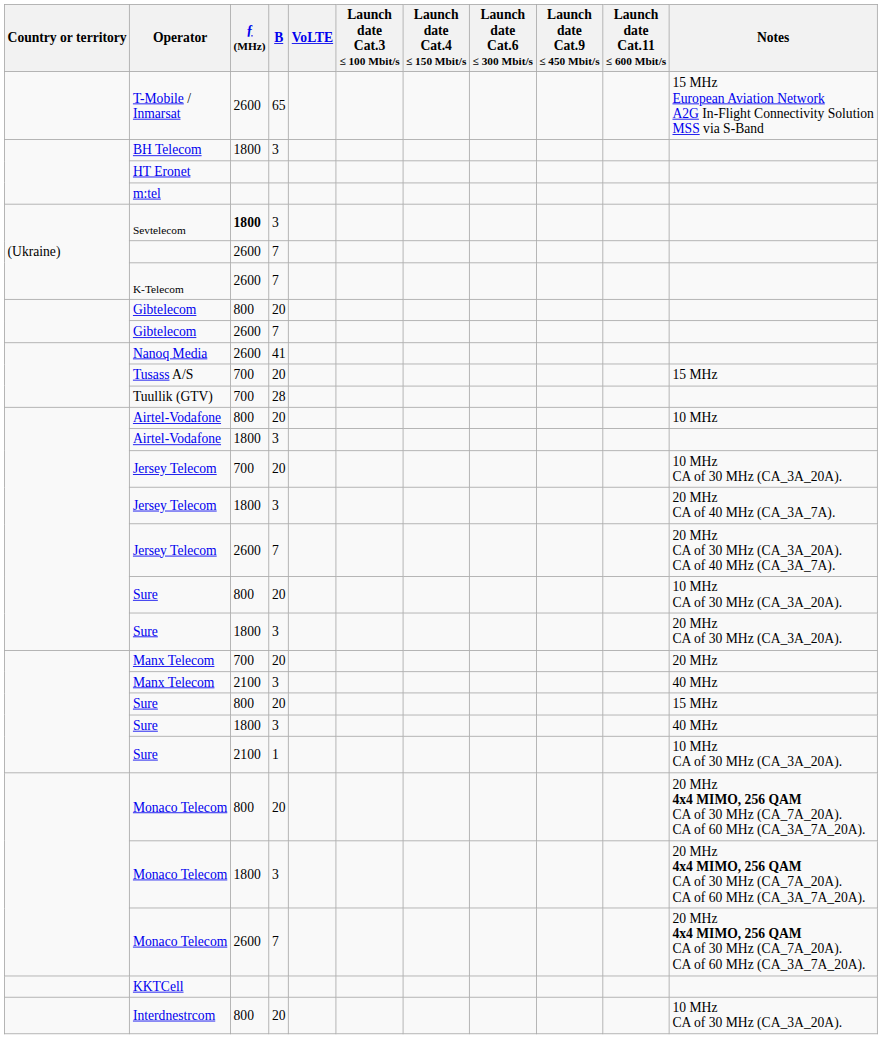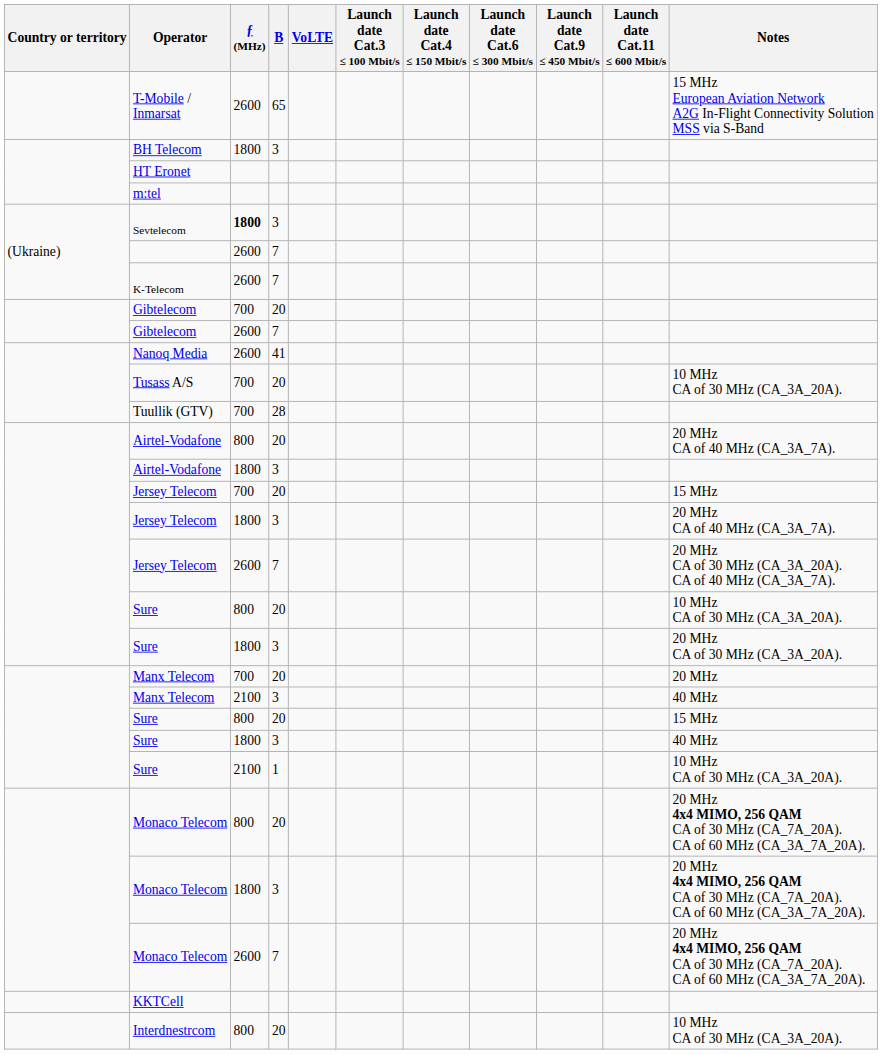(244, 310) 800 -> (244, 310) 700
(695, 374) 15 MHz -> (757, 382) 10 MHz CA of 30 MHz (CA_3A_20A).
(695, 418) 10 MHz -> (754, 441) 20 MHz CA of 40 MHz (CA_3A_7A).
(757, 468) 10 MHz CA of 30 MHz (CA_3A_20A). -> (695, 491) 15 MHz
